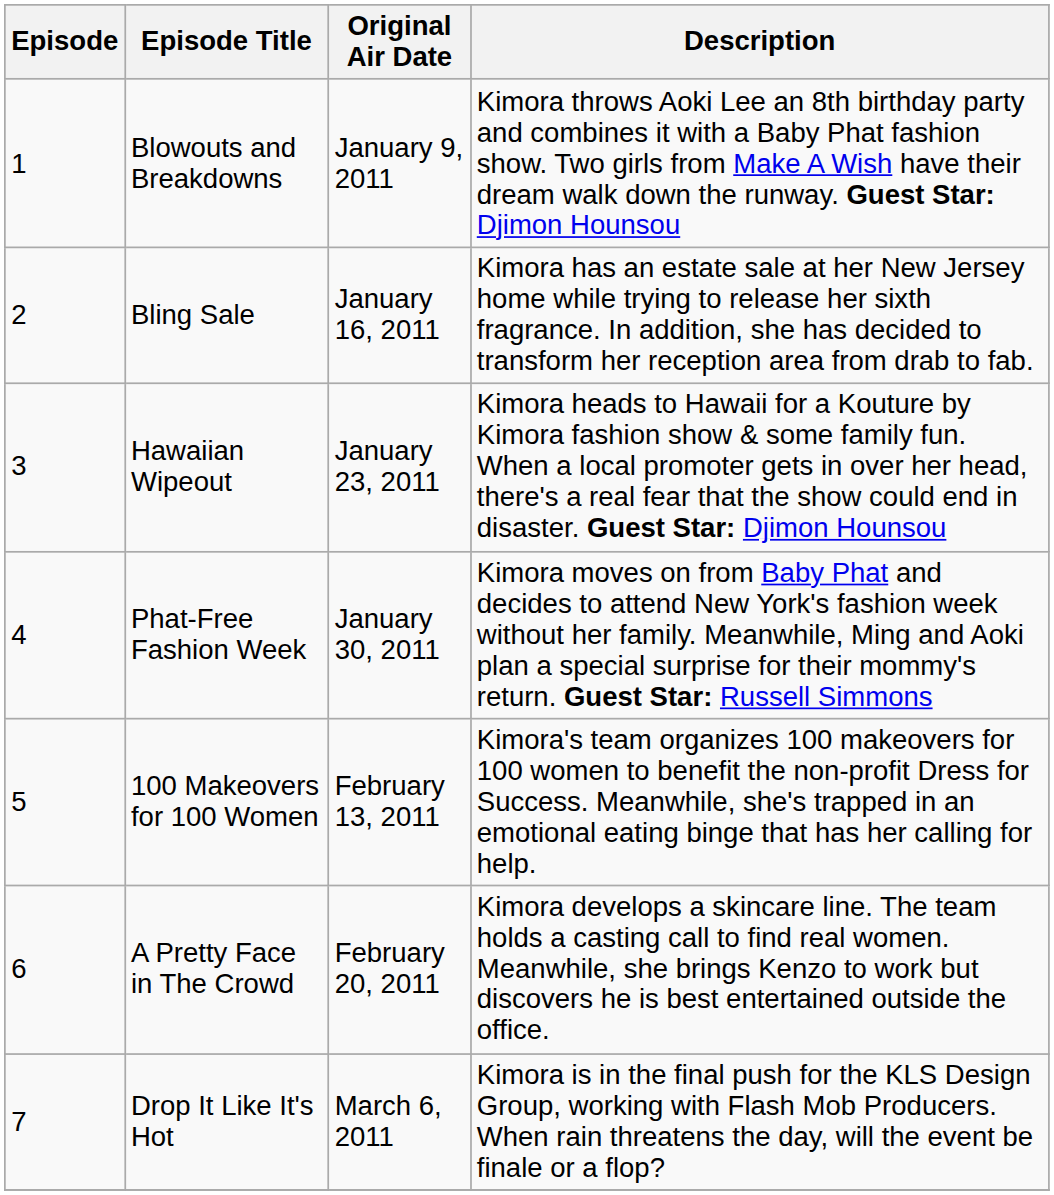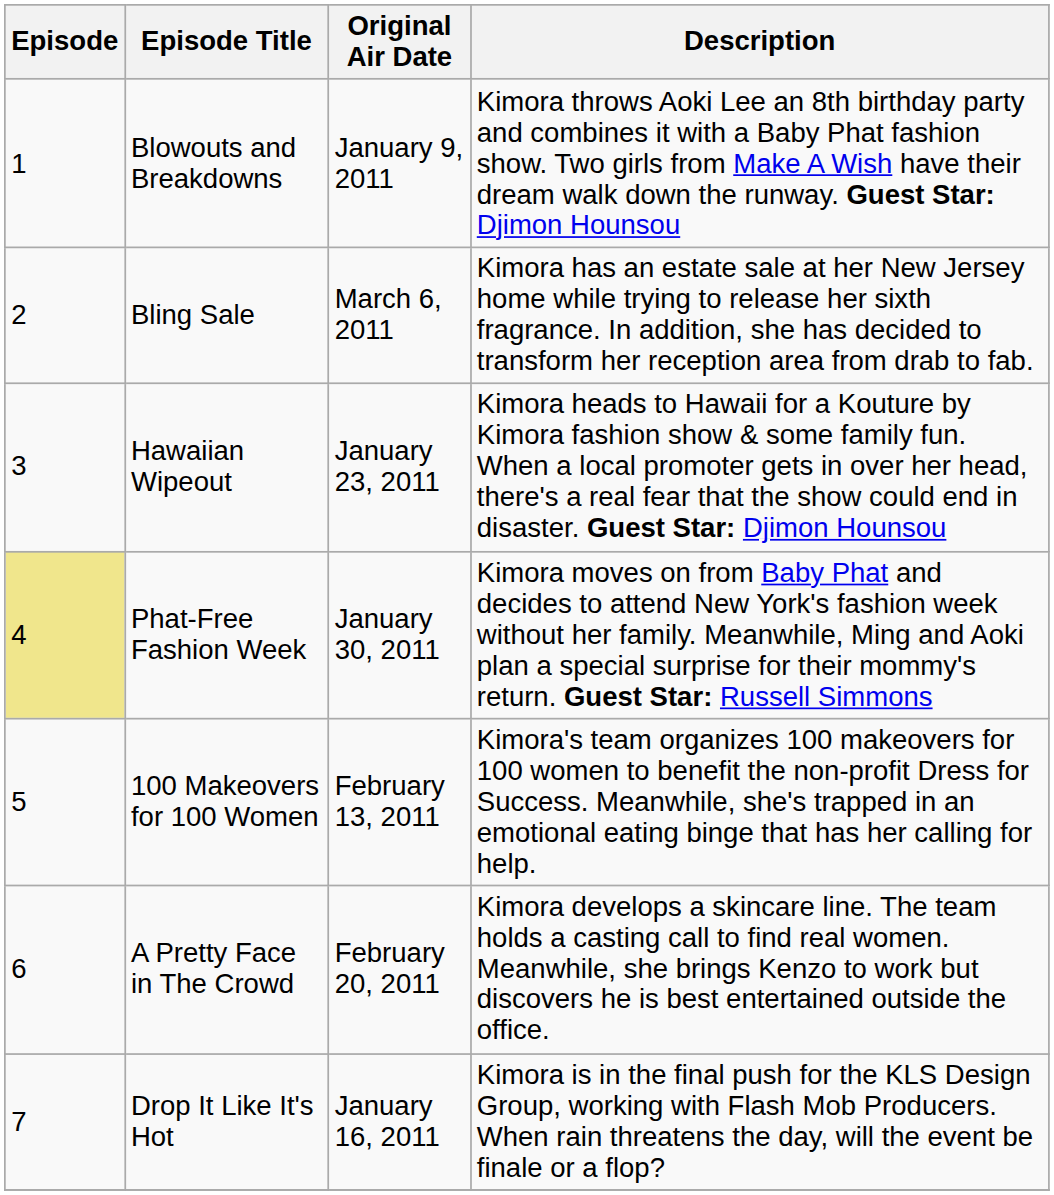(387, 314) January 16, 2011 -> (388, 314) March 6, 2011
(19, 634) no background -> (19, 634) khaki background
(388, 1121) March 6, 2011 -> (387, 1121) January 16, 2011
